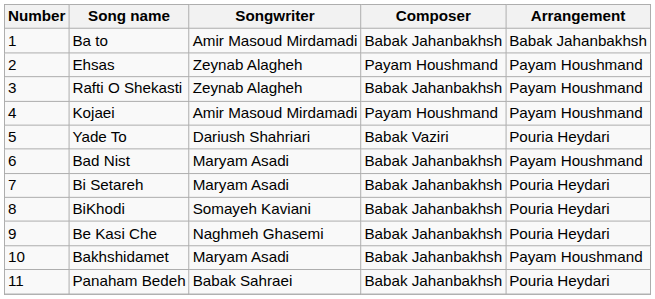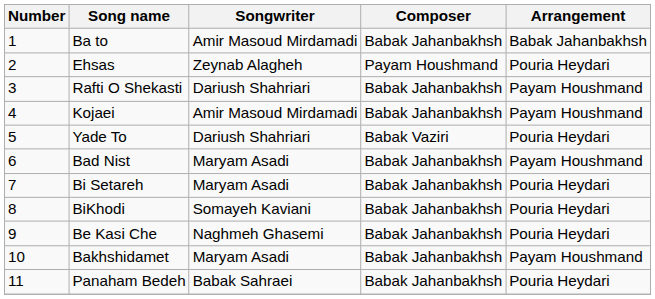(576, 64) Payam Houshmand -> (559, 64) Pouria Heydari
(248, 88) Zeynab Alagheh -> (251, 88) Dariush Shahriari
(431, 112) Payam Houshmand -> (433, 112) Babak Jahanbakhsh
